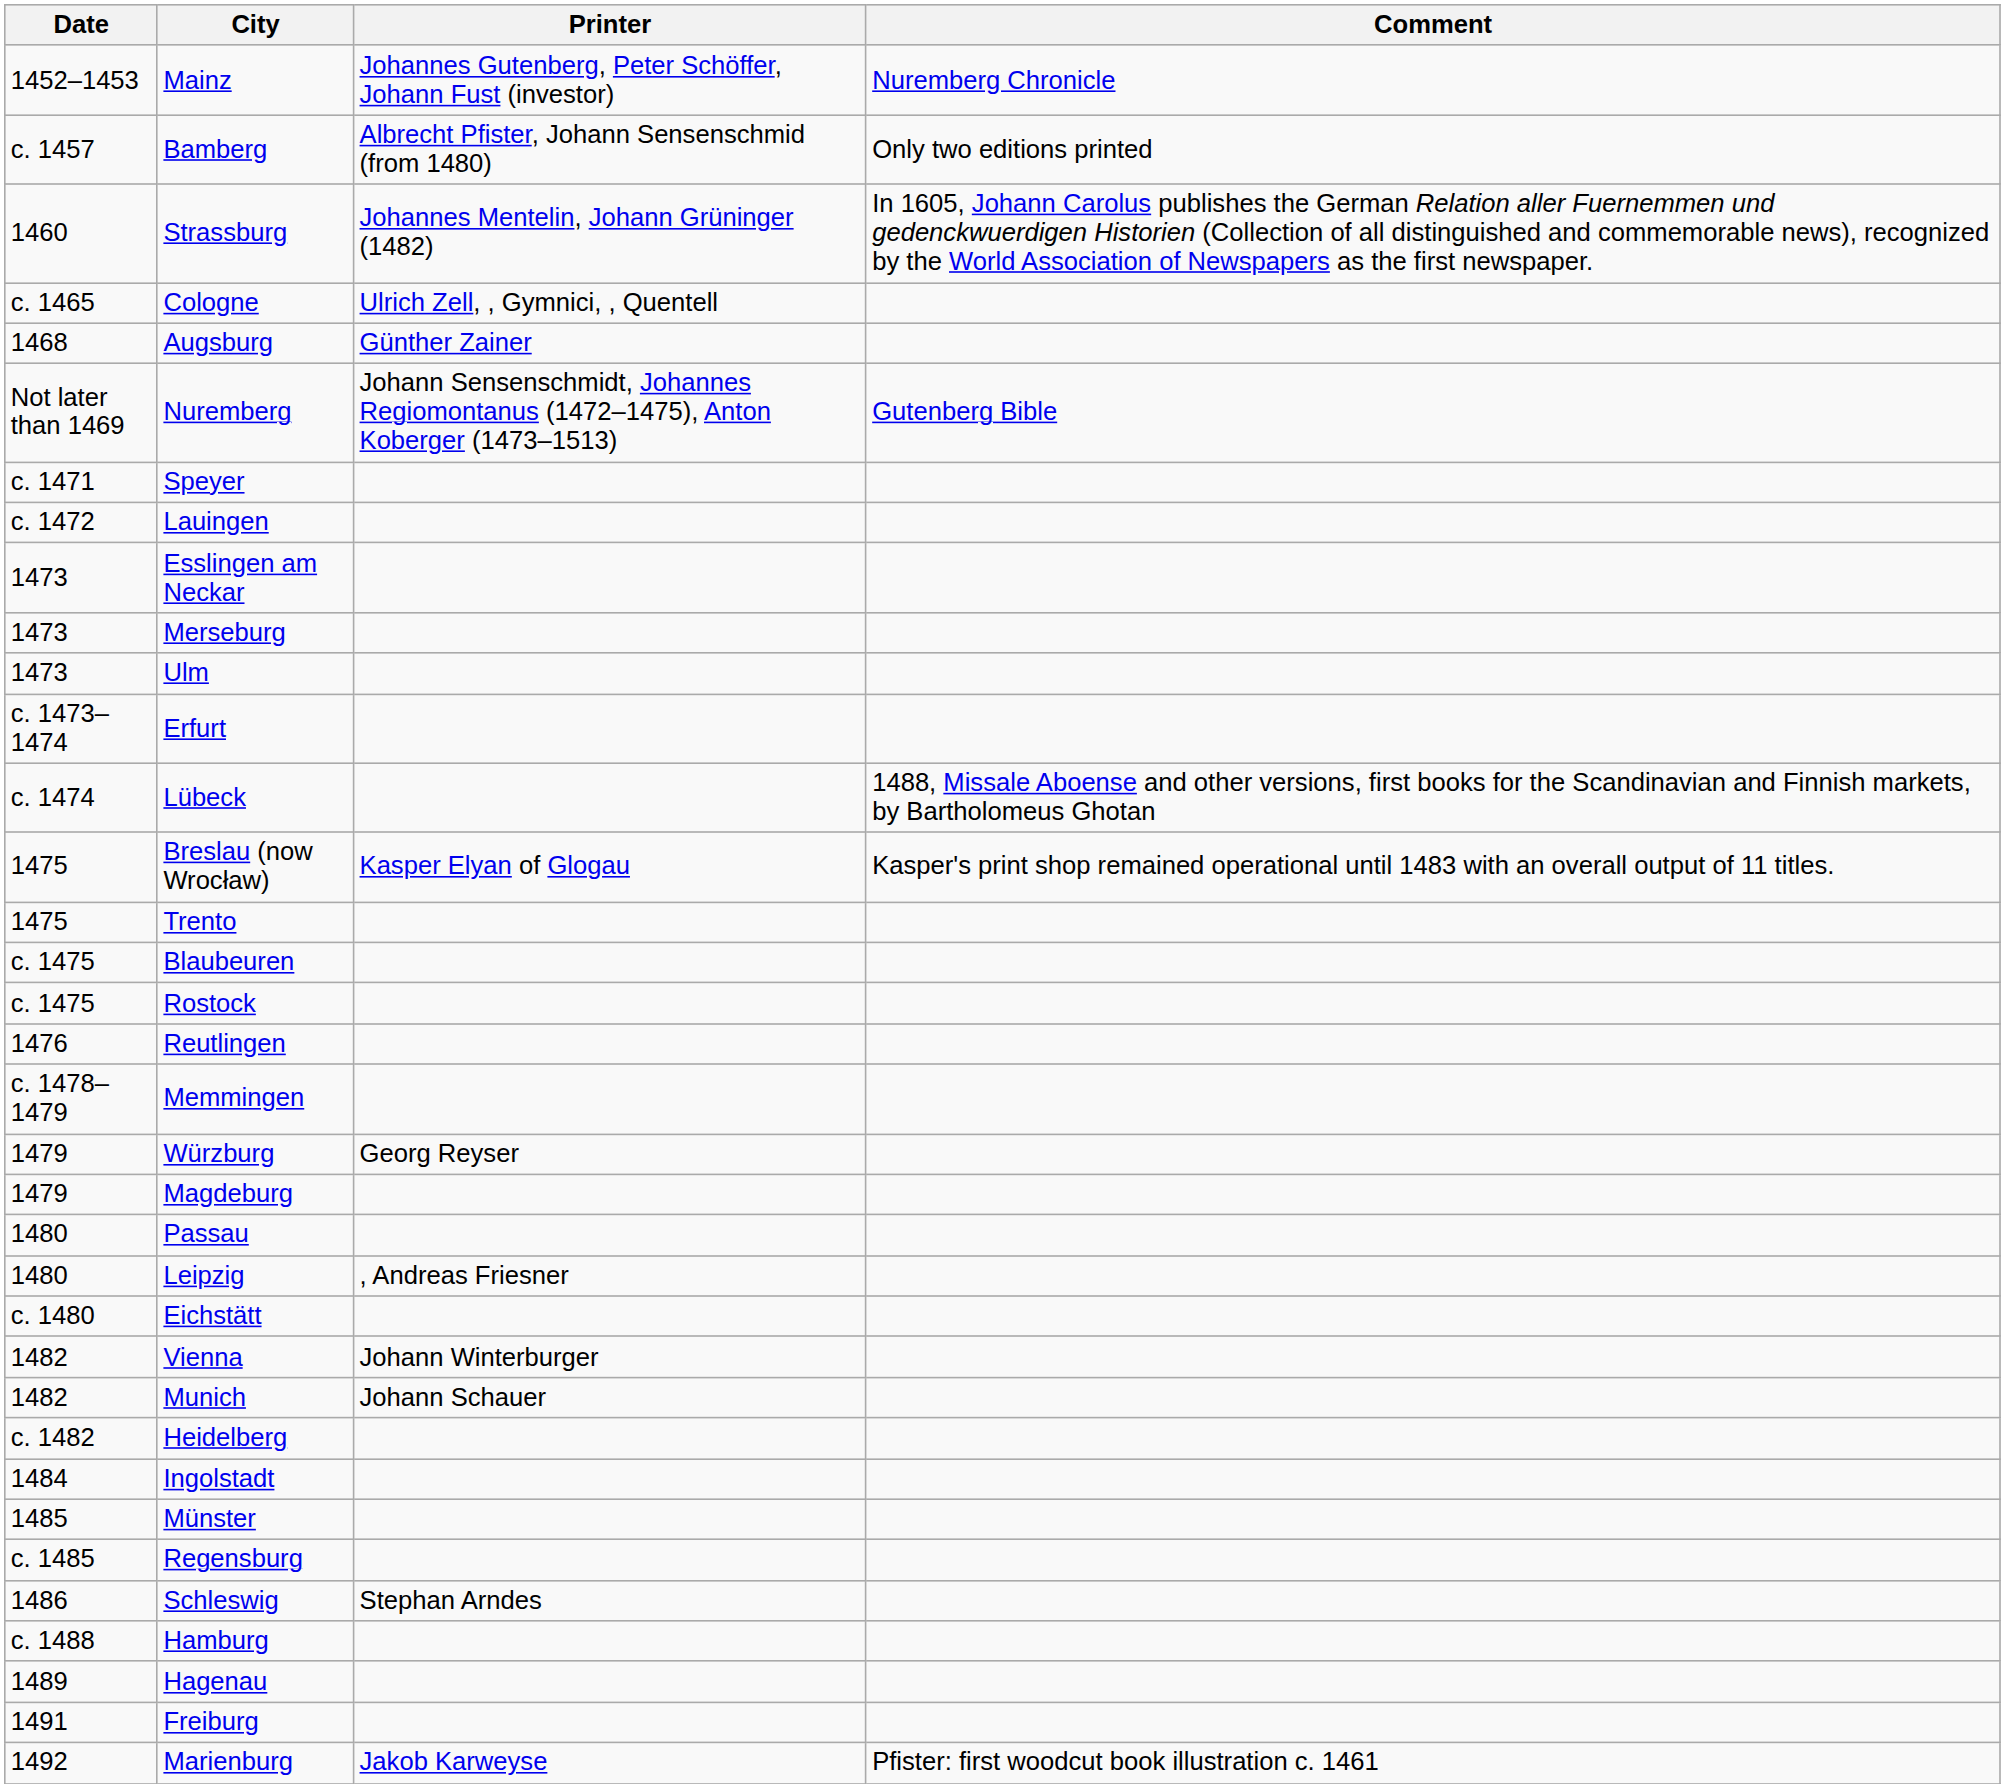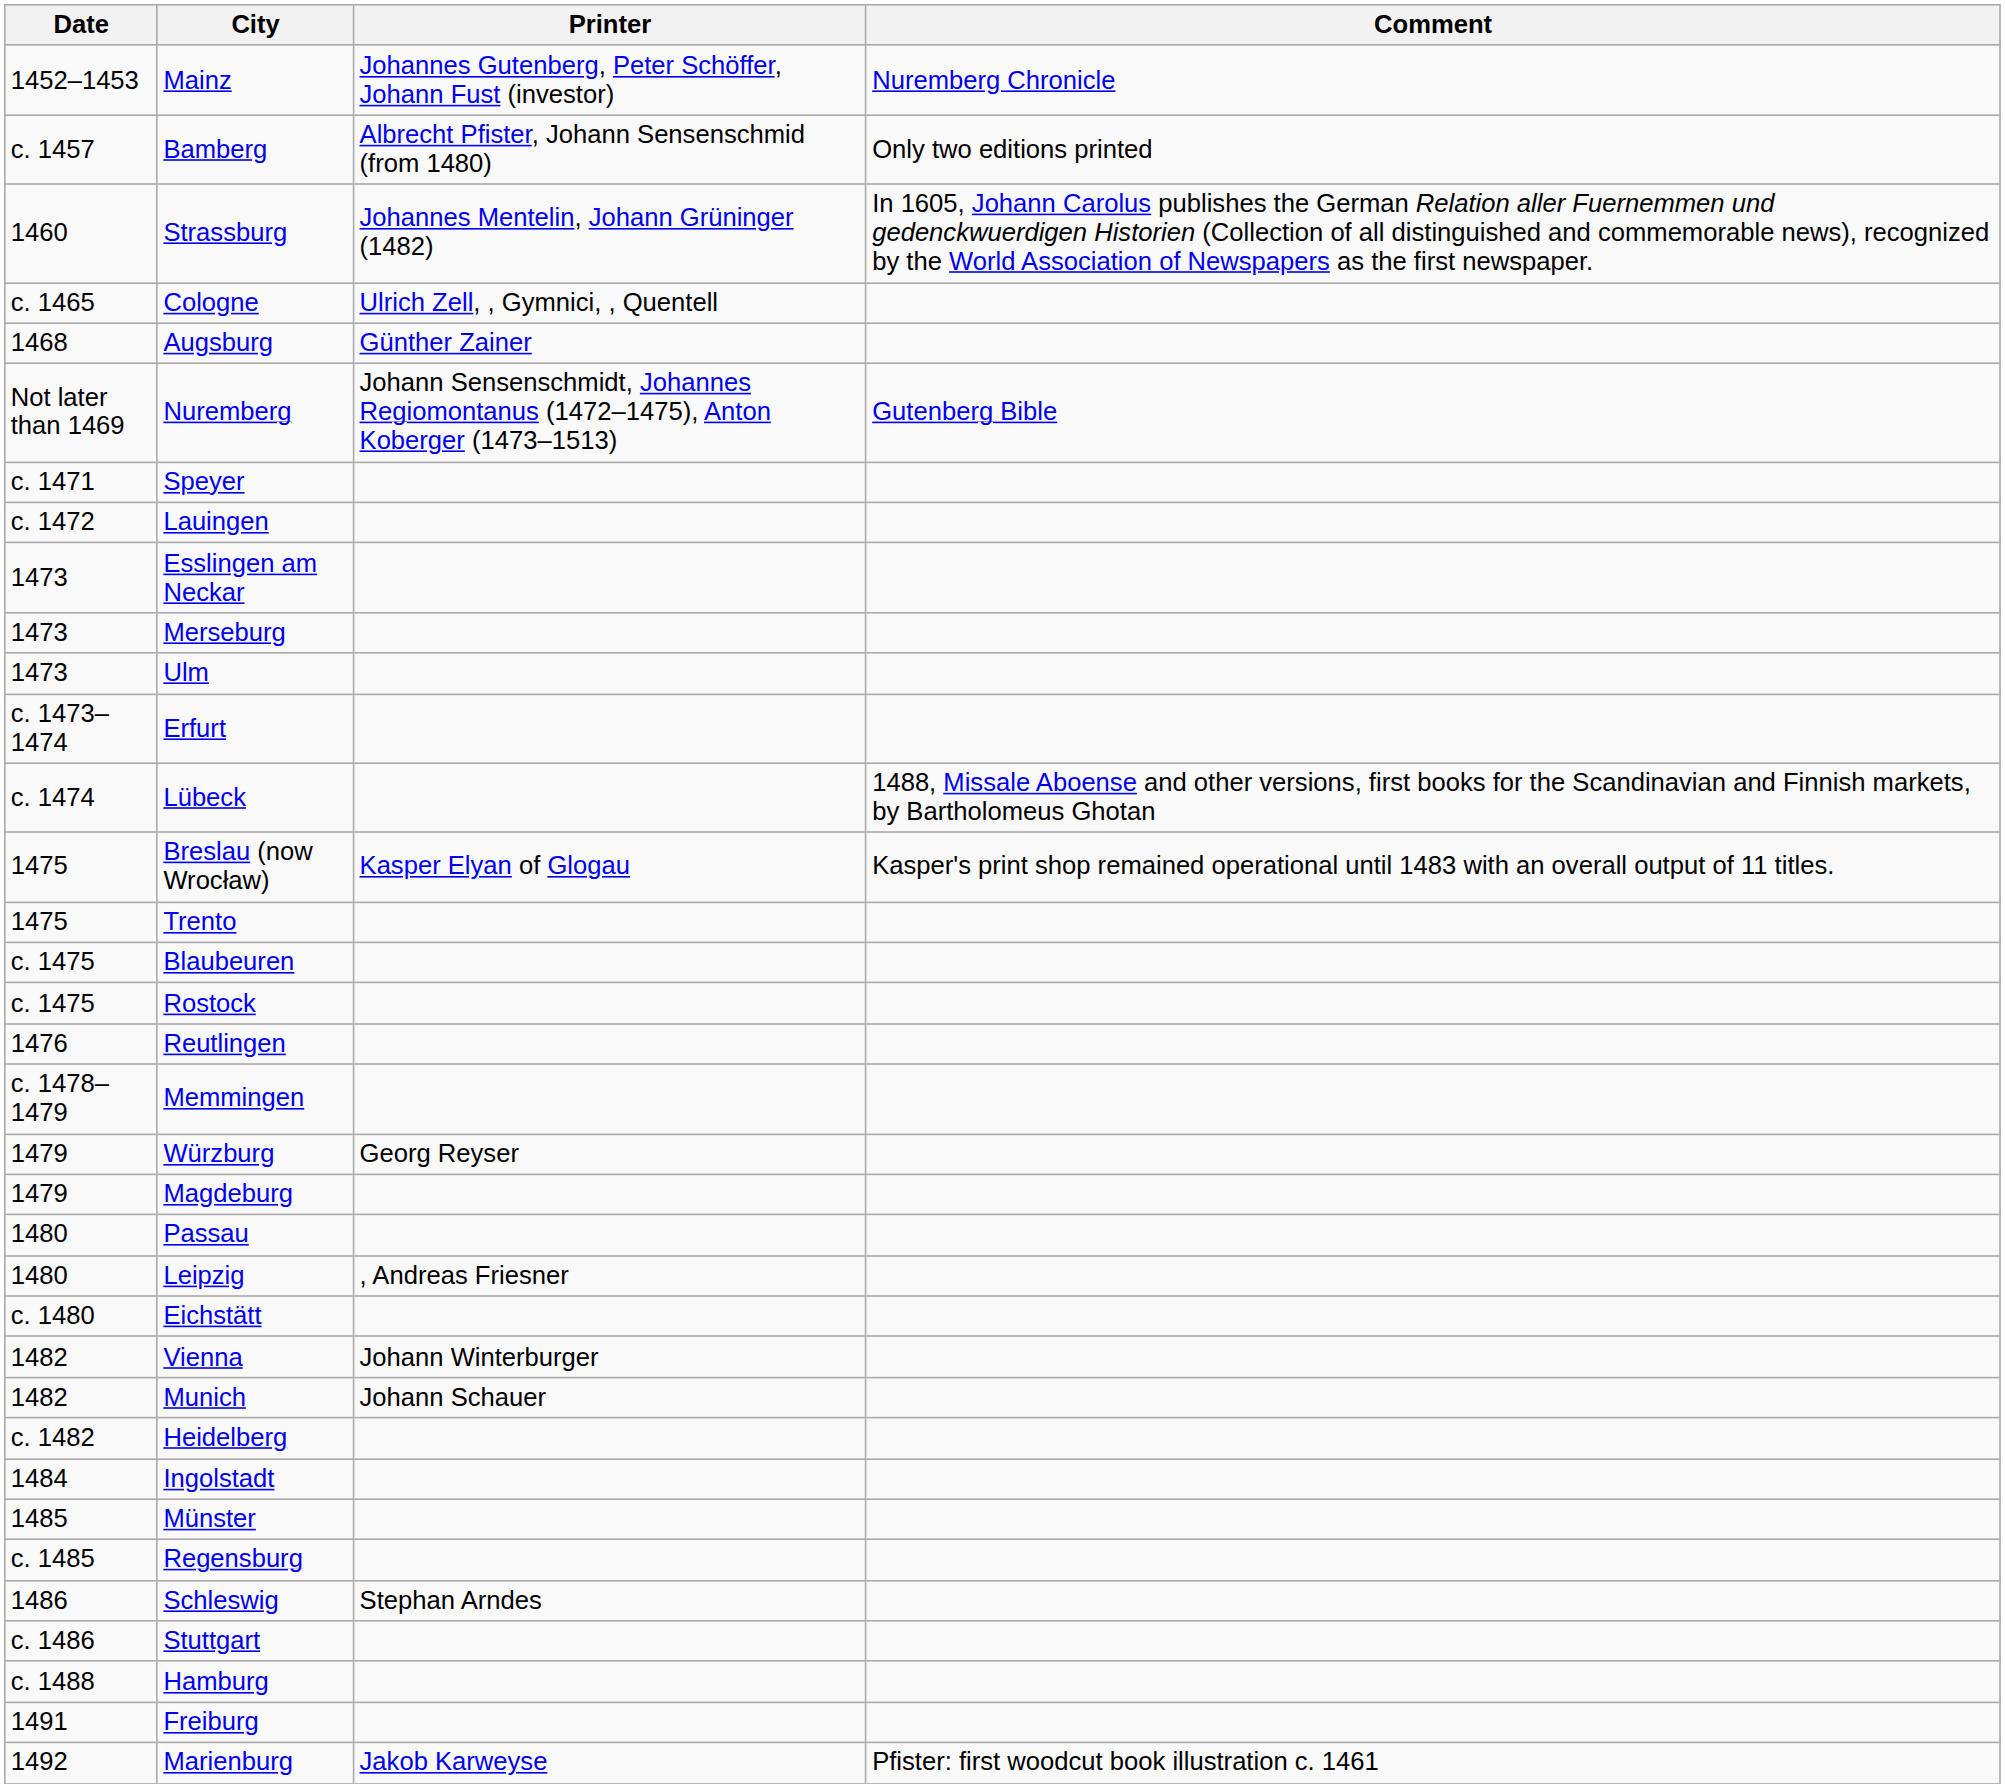+ row: (212, 1640)
- row: (215, 1681)
